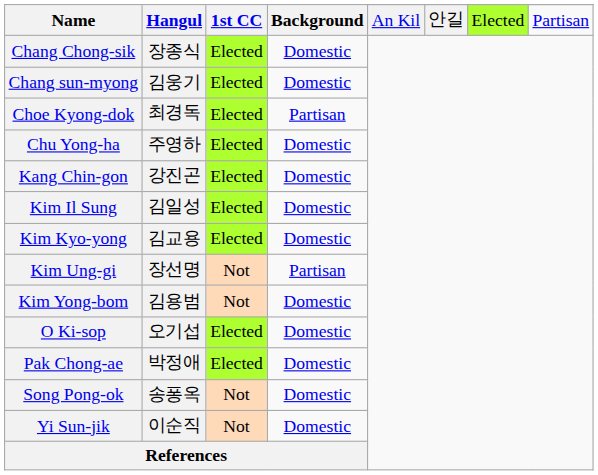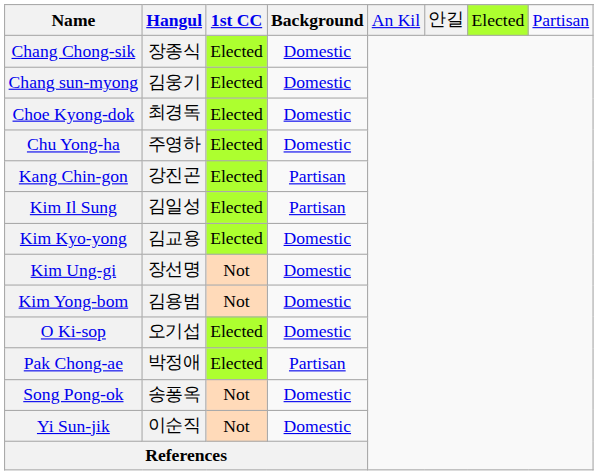(317, 113) Partisan -> (317, 113) Domestic
(317, 176) Domestic -> (317, 176) Partisan
(317, 207) Domestic -> (317, 207) Partisan
(317, 269) Partisan -> (317, 269) Domestic
(317, 363) Domestic -> (317, 363) Partisan
